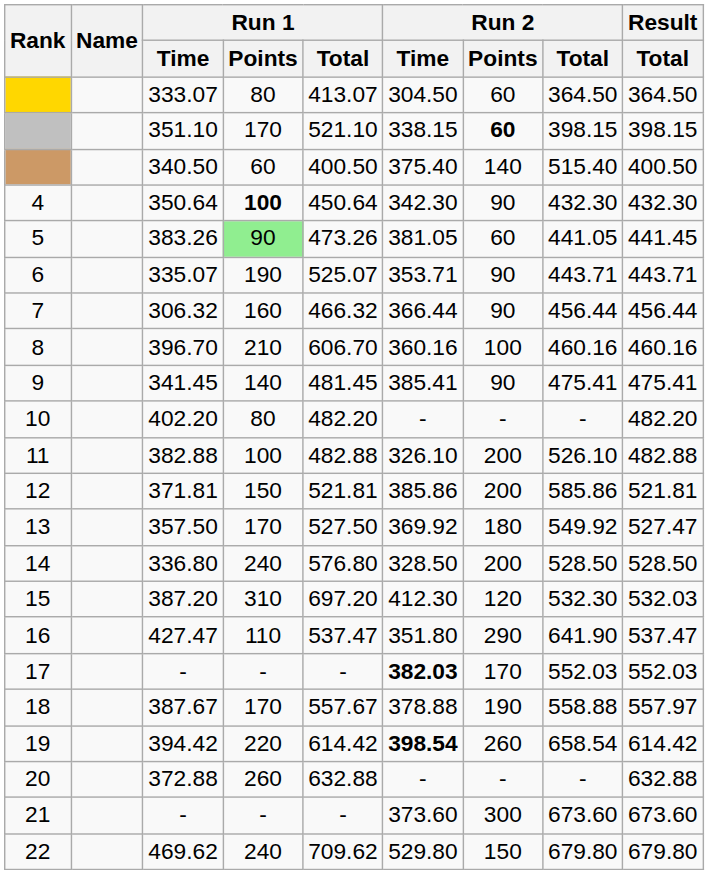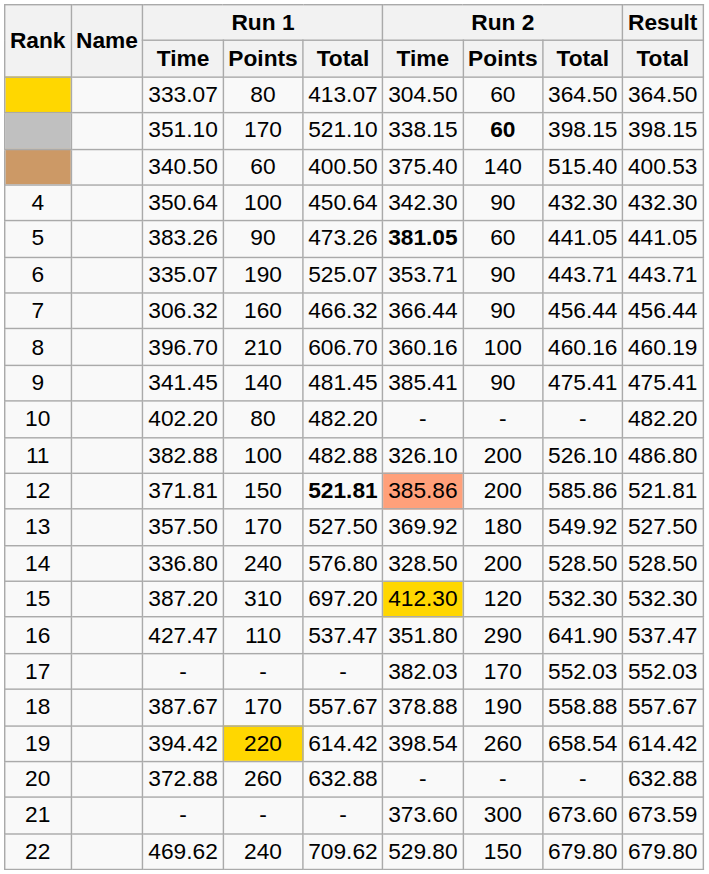(663, 166) 400.50 -> (663, 166) 400.53
(263, 202) bold -> (263, 202) normal
(263, 238) lightgreen background -> (263, 238) no background
(423, 238) normal -> (423, 238) bold
(663, 238) 441.45 -> (663, 238) 441.05
(663, 346) 460.16 -> (663, 346) 460.19
(663, 454) 482.88 -> (663, 454) 486.80
(343, 490) normal -> (343, 490) bold
(423, 490) no background -> (423, 490) lightsalmon background
(663, 526) 527.47 -> (663, 526) 527.50
(423, 599) no background -> (423, 599) gold background
(663, 599) 532.03 -> (663, 599) 532.30
(423, 671) bold -> (423, 671) normal
(663, 707) 557.97 -> (663, 707) 557.67
(263, 743) no background -> (263, 743) gold background
(423, 743) bold -> (423, 743) normal
(663, 815) 673.60 -> (663, 815) 673.59
